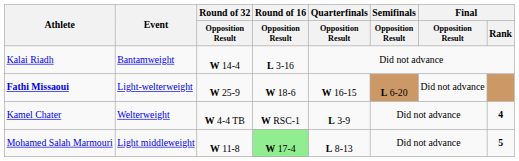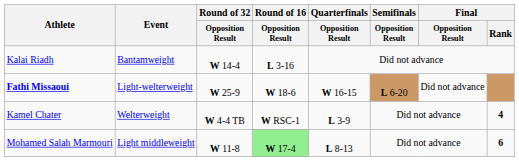(501, 143) 5 -> (501, 143) 6
